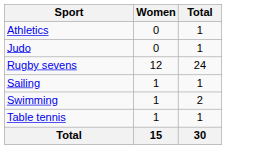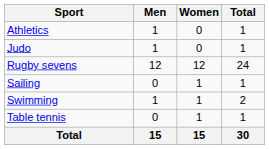+ column: (155, 13)
